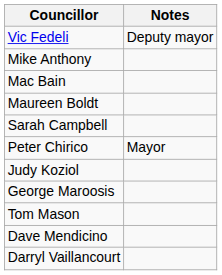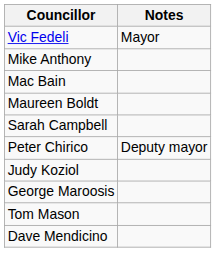(170, 37) Deputy mayor -> (140, 37) Mayor
(146, 147) Mayor -> (164, 147) Deputy mayor
- row: (64, 258)
